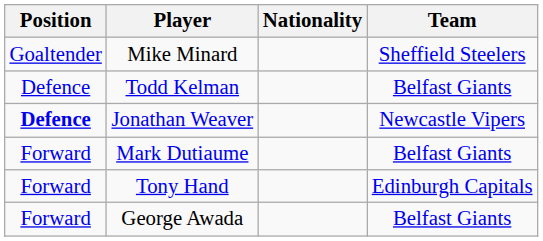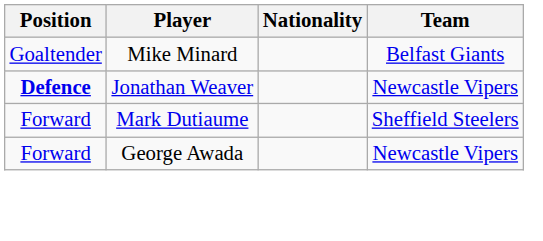(452, 53) Sheffield Steelers -> (445, 53) Belfast Giants
- row: (182, 86)
(452, 152) Belfast Giants -> (445, 119) Sheffield Steelers
- row: (182, 185)
(452, 218) Belfast Giants -> (445, 152) Newcastle Vipers
